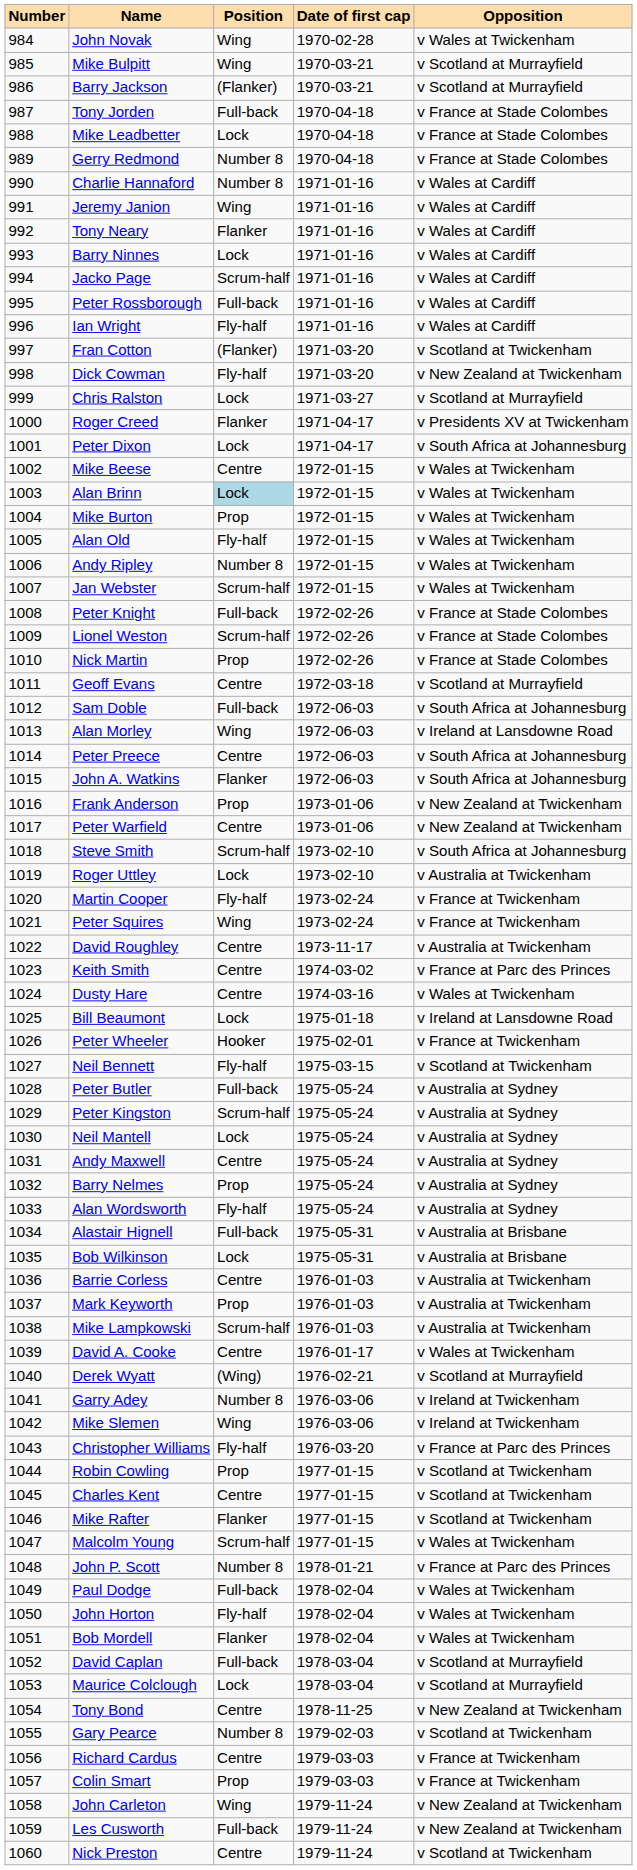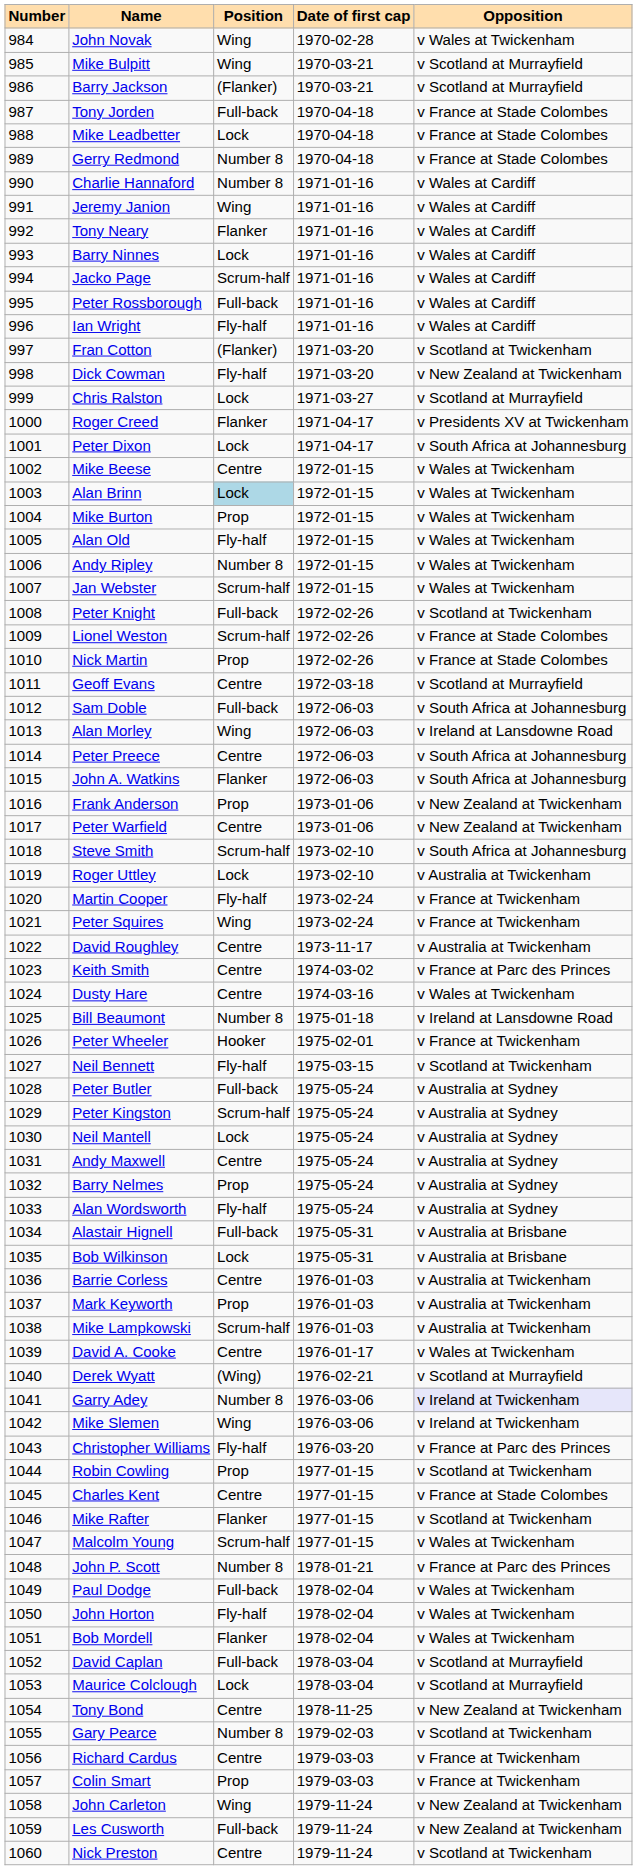(513, 612) v France at Stade Colombes -> (505, 612) v Scotland at Twickenham
(233, 1018) Lock -> (250, 1018) Number 8
(498, 1399) no background -> (498, 1399) lavender background
(505, 1495) v Scotland at Twickenham -> (513, 1495) v France at Stade Colombes
